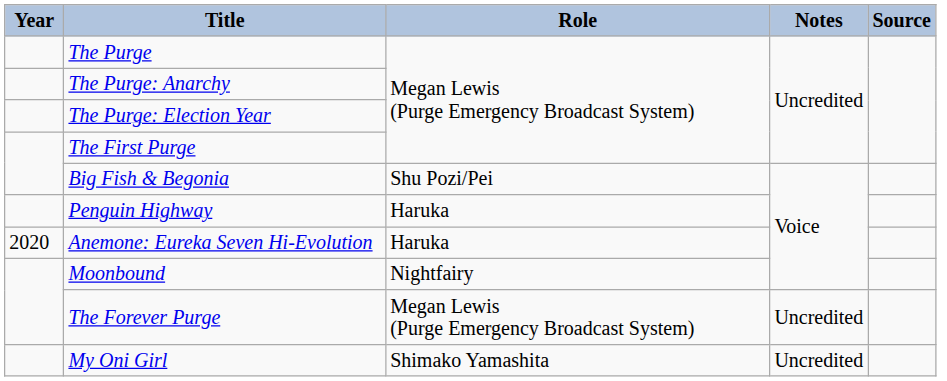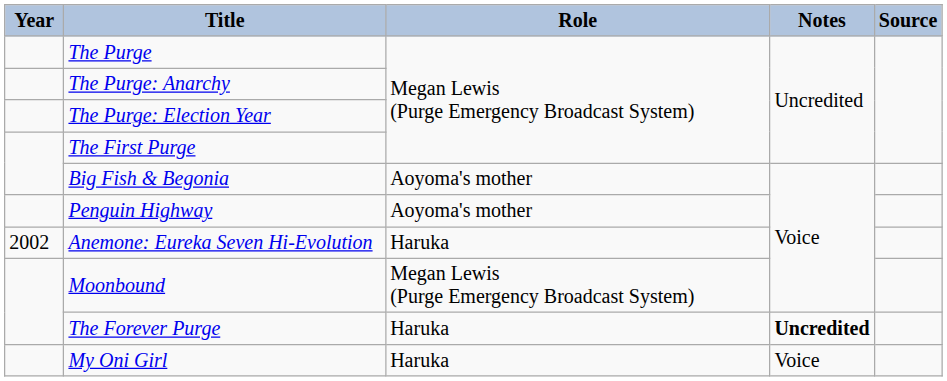(442, 178) Shu Pozi/Pei -> (461, 178) Aoyoma's mother
(420, 210) Haruka -> (461, 210) Aoyoma's mother
(29, 242) 2020 -> (29, 242) 2002
(432, 274) Nightfairy -> (542, 285) Megan Lewis (Purge Emergency Broadcast System)
(542, 317) Megan Lewis (Purge Emergency Broadcast System) -> (420, 328) Haruka
(819, 317) normal -> (822, 328) bold
(470, 360) Shimako Yamashita -> (420, 360) Haruka
(819, 360) Uncredited -> (797, 360) Voice
